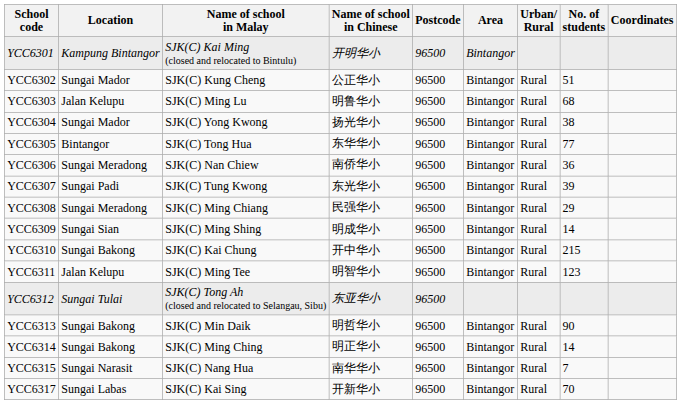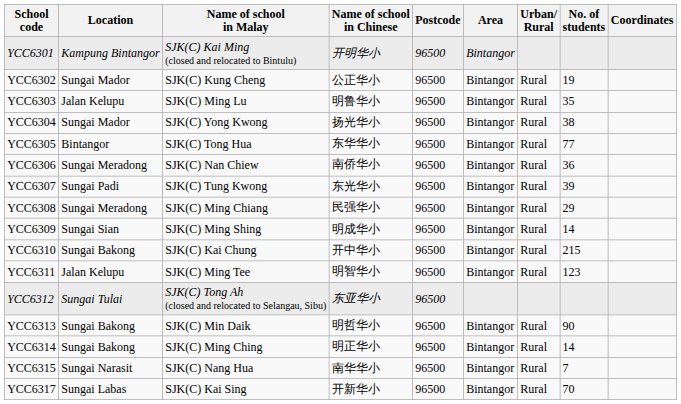(569, 80) 51 -> (569, 80) 19
(569, 101) 68 -> (569, 101) 35
